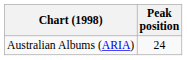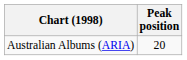(159, 45) 24 -> (159, 45) 20
